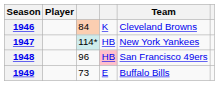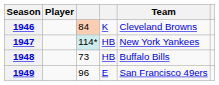(84, 57) 96 -> (84, 57) 73
(108, 57) pink background -> (108, 57) no background
(164, 57) San Francisco 49ers -> (145, 57) Buffalo Bills
(84, 73) 73 -> (84, 73) 96
(145, 73) Buffalo Bills -> (164, 73) San Francisco 49ers
